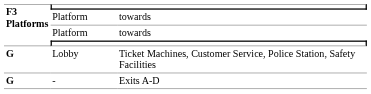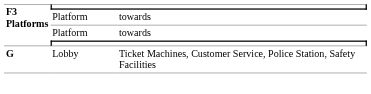- row: (54, 81)
